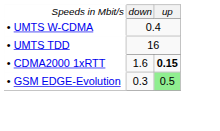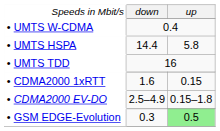+ row: (42, 45)
(167, 63) bold -> (191, 81) normal
+ row: (57, 99)
